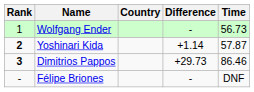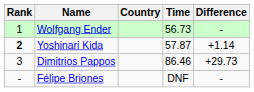columns swapped: (234, 12) <-> (190, 12)
(19, 62) bold -> (19, 62) normal
